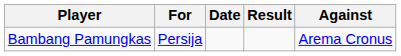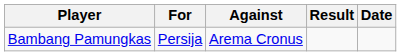columns swapped: (345, 16) <-> (225, 16)
